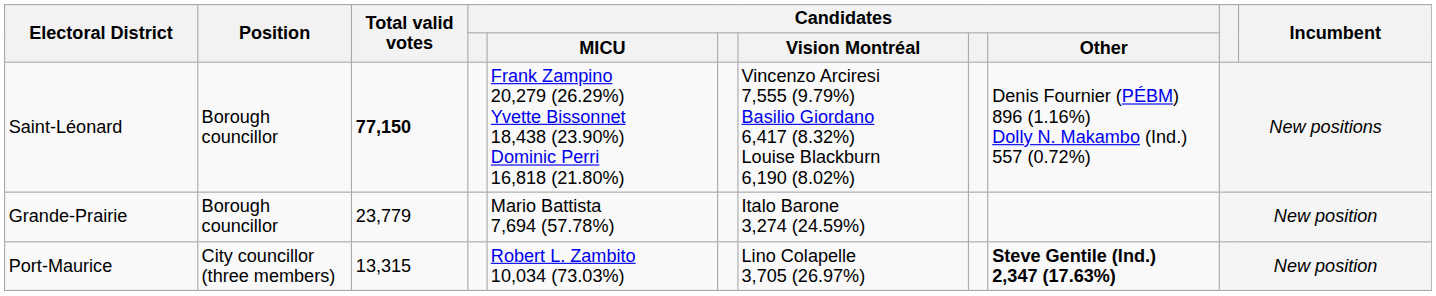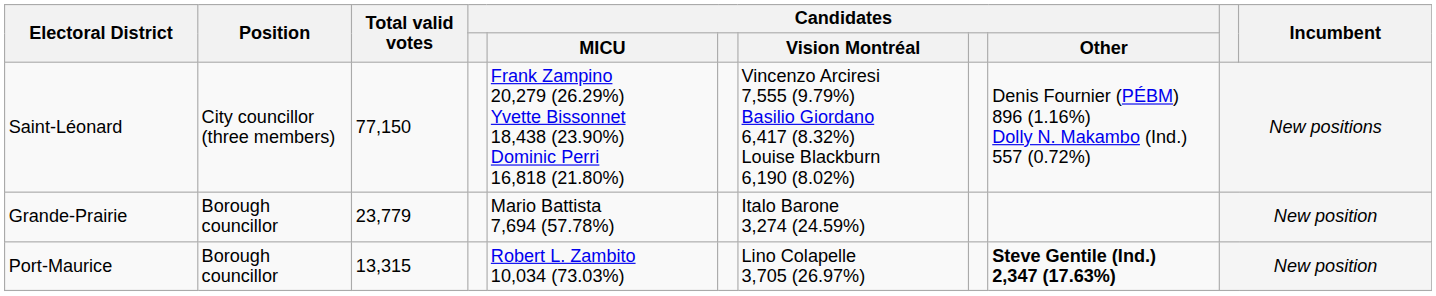(240, 127) Borough councillor -> (268, 127) City councillor (three members)
(384, 127) bold -> (384, 127) normal
(268, 265) City councillor (three members) -> (240, 265) Borough councillor
